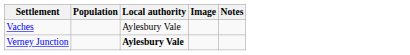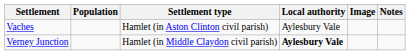+ column: (200, 12)
